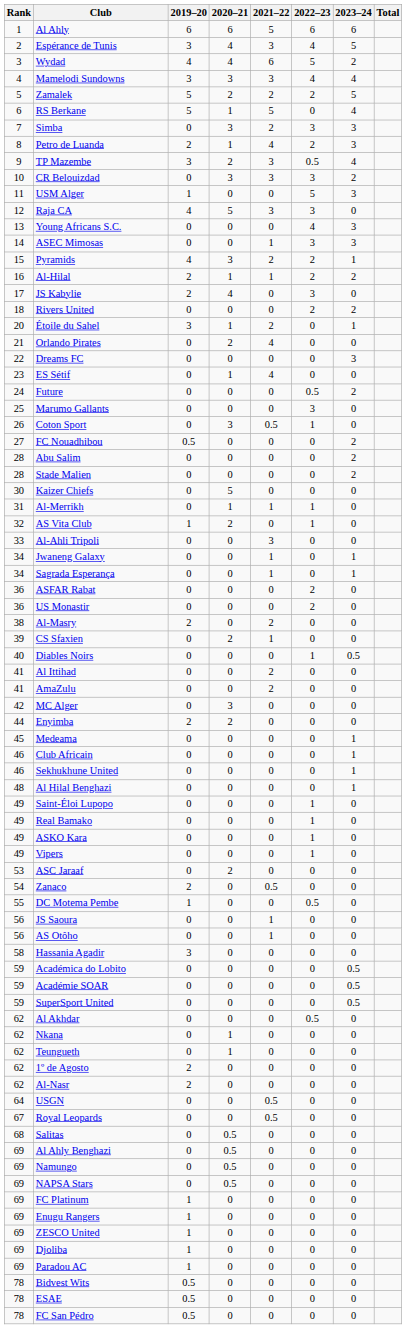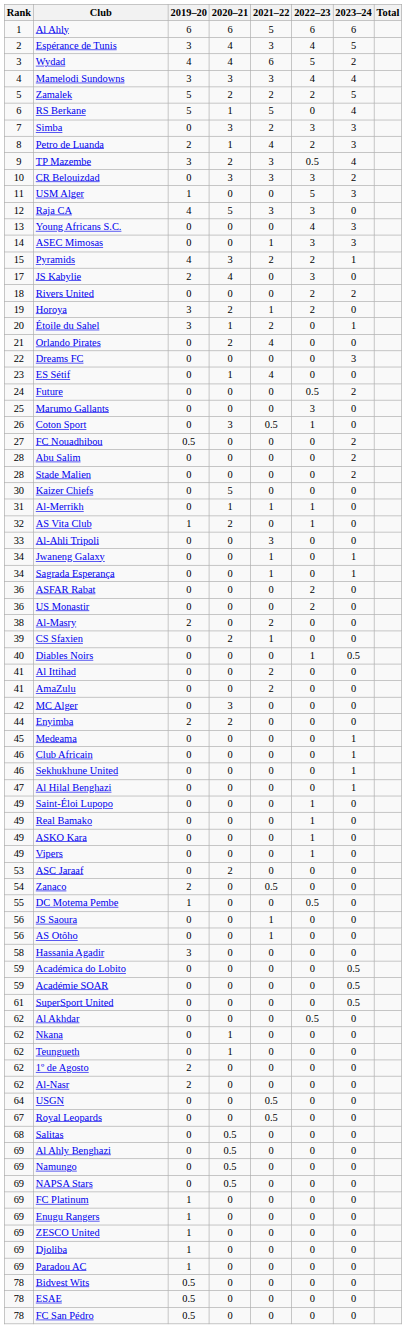- row: (53, 276)
+ row: (51, 309)
(19, 787) 48 -> (19, 787) 47
(19, 1002) 59 -> (19, 1002) 61
